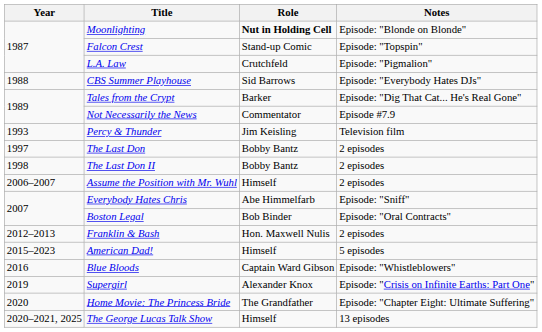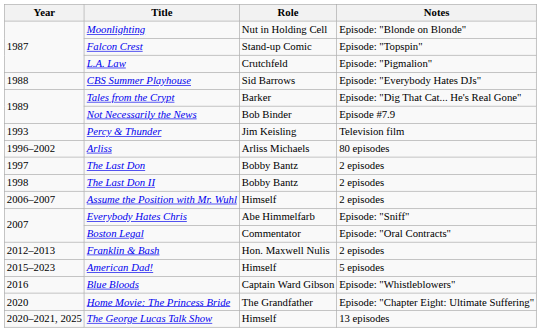(287, 30) bold -> (285, 30) normal
(271, 115) Commentator -> (267, 115) Bob Binder
+ row: (99, 149)
(267, 217) Bob Binder -> (271, 234) Commentator
- row: (107, 285)
